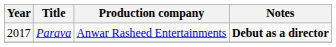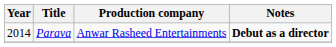(19, 32) 2017 -> (19, 32) 2014
